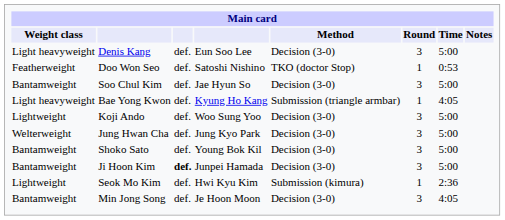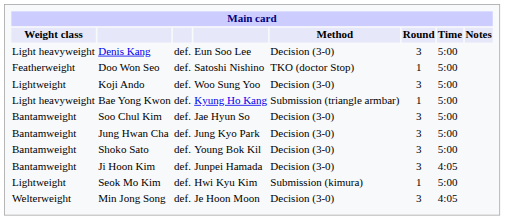(448, 67) 0:53 -> (448, 67) 5:00
rows swapped: (121, 117) <-> (130, 84)
(448, 100) 4:05 -> (448, 100) 5:00
(42, 133) Welterweight -> (44, 133) Bantamweight
(183, 166) bold -> (182, 166) normal
(448, 166) 5:00 -> (448, 166) 4:05
(448, 182) 2:36 -> (448, 182) 5:00
(44, 199) Bantamweight -> (42, 199) Welterweight
